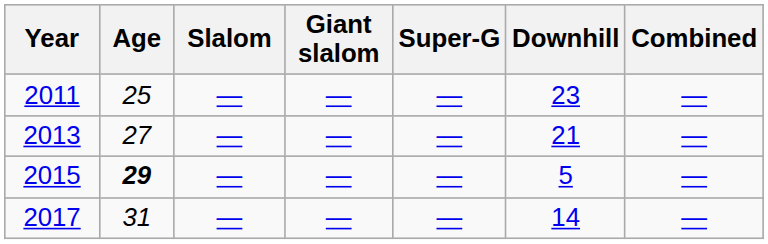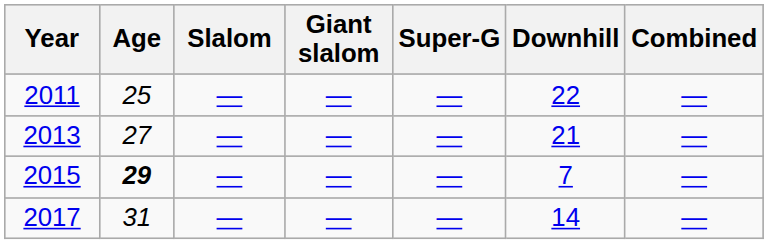(566, 94) 23 -> (566, 94) 22
(566, 176) 5 -> (566, 176) 7
